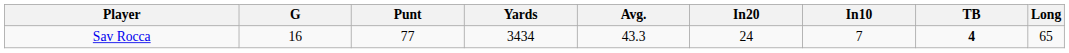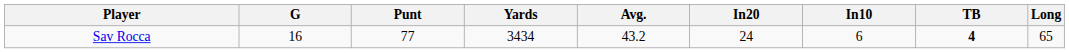(634, 36) 43.3 -> (634, 36) 43.2
(859, 36) 7 -> (859, 36) 6
